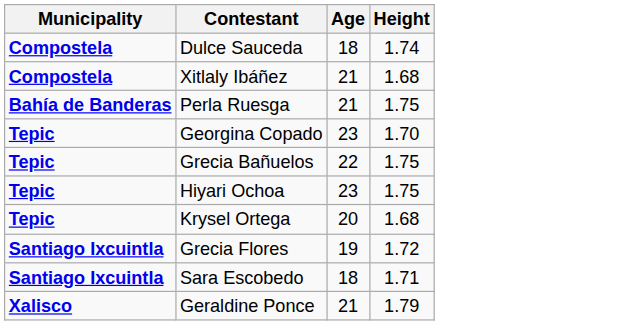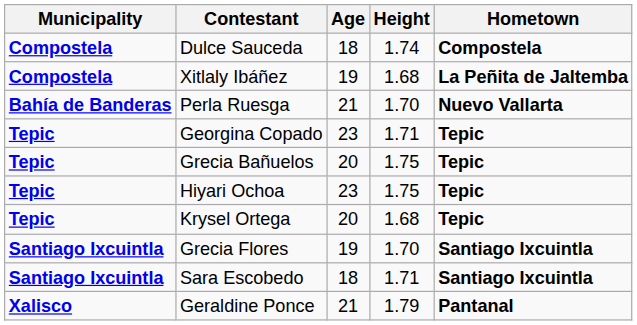+ column: (533, 19)
(348, 76) 21 -> (348, 76) 19
(402, 105) 1.75 -> (402, 105) 1.70
(402, 134) 1.70 -> (402, 134) 1.71
(348, 162) 22 -> (348, 162) 20
(402, 248) 1.72 -> (402, 248) 1.70
